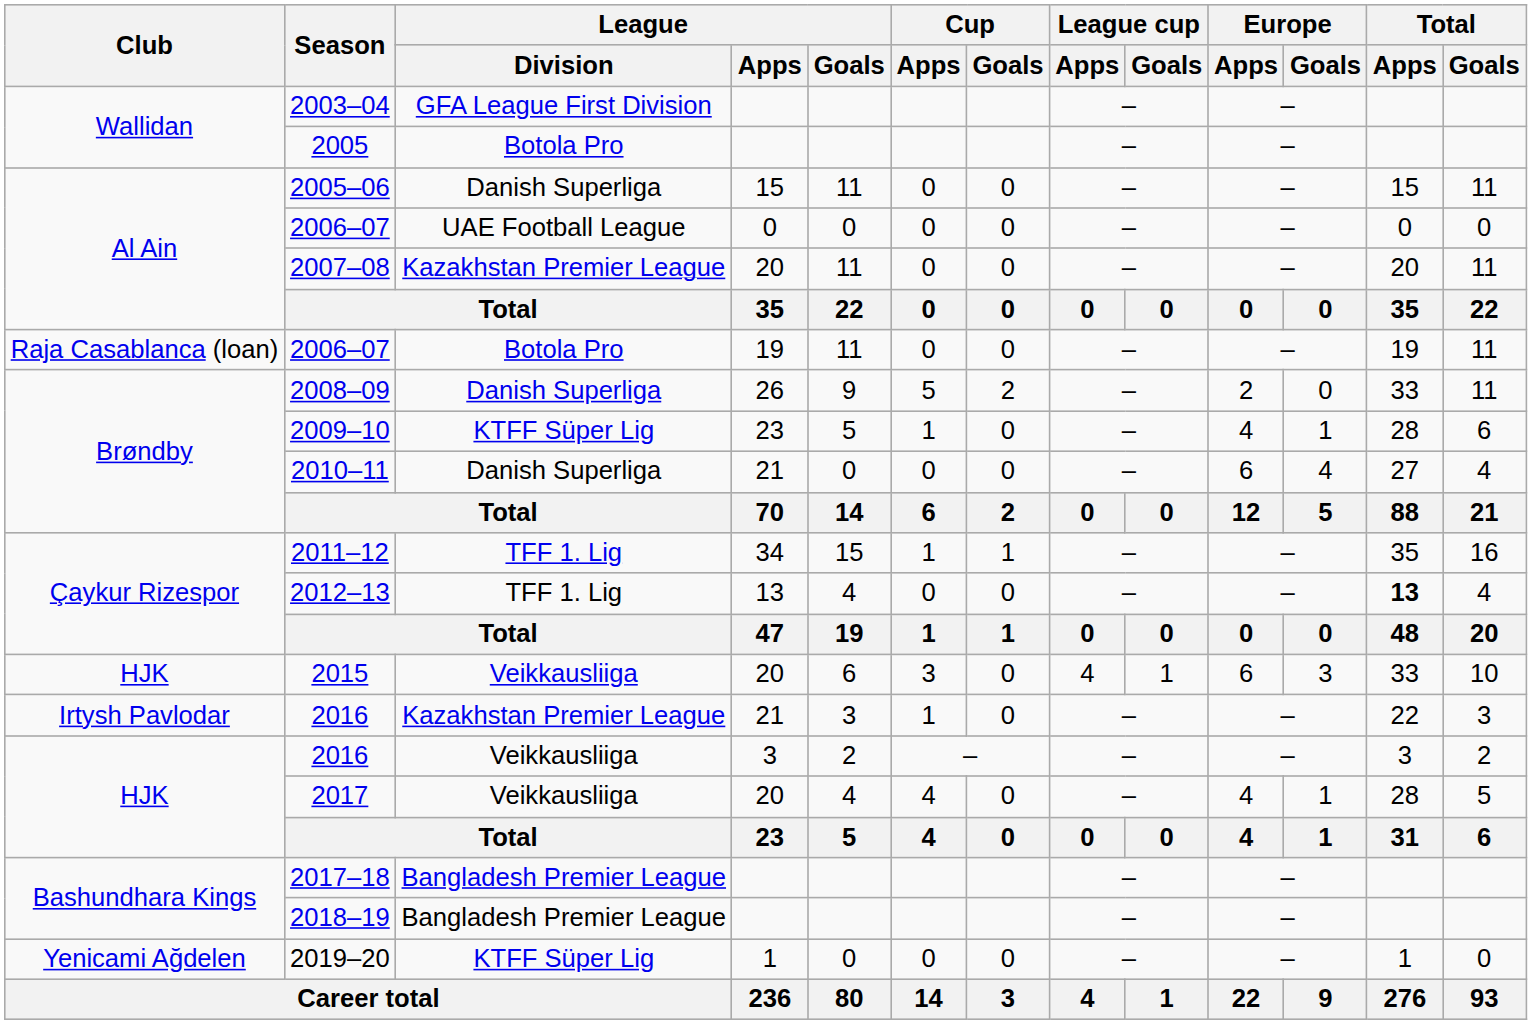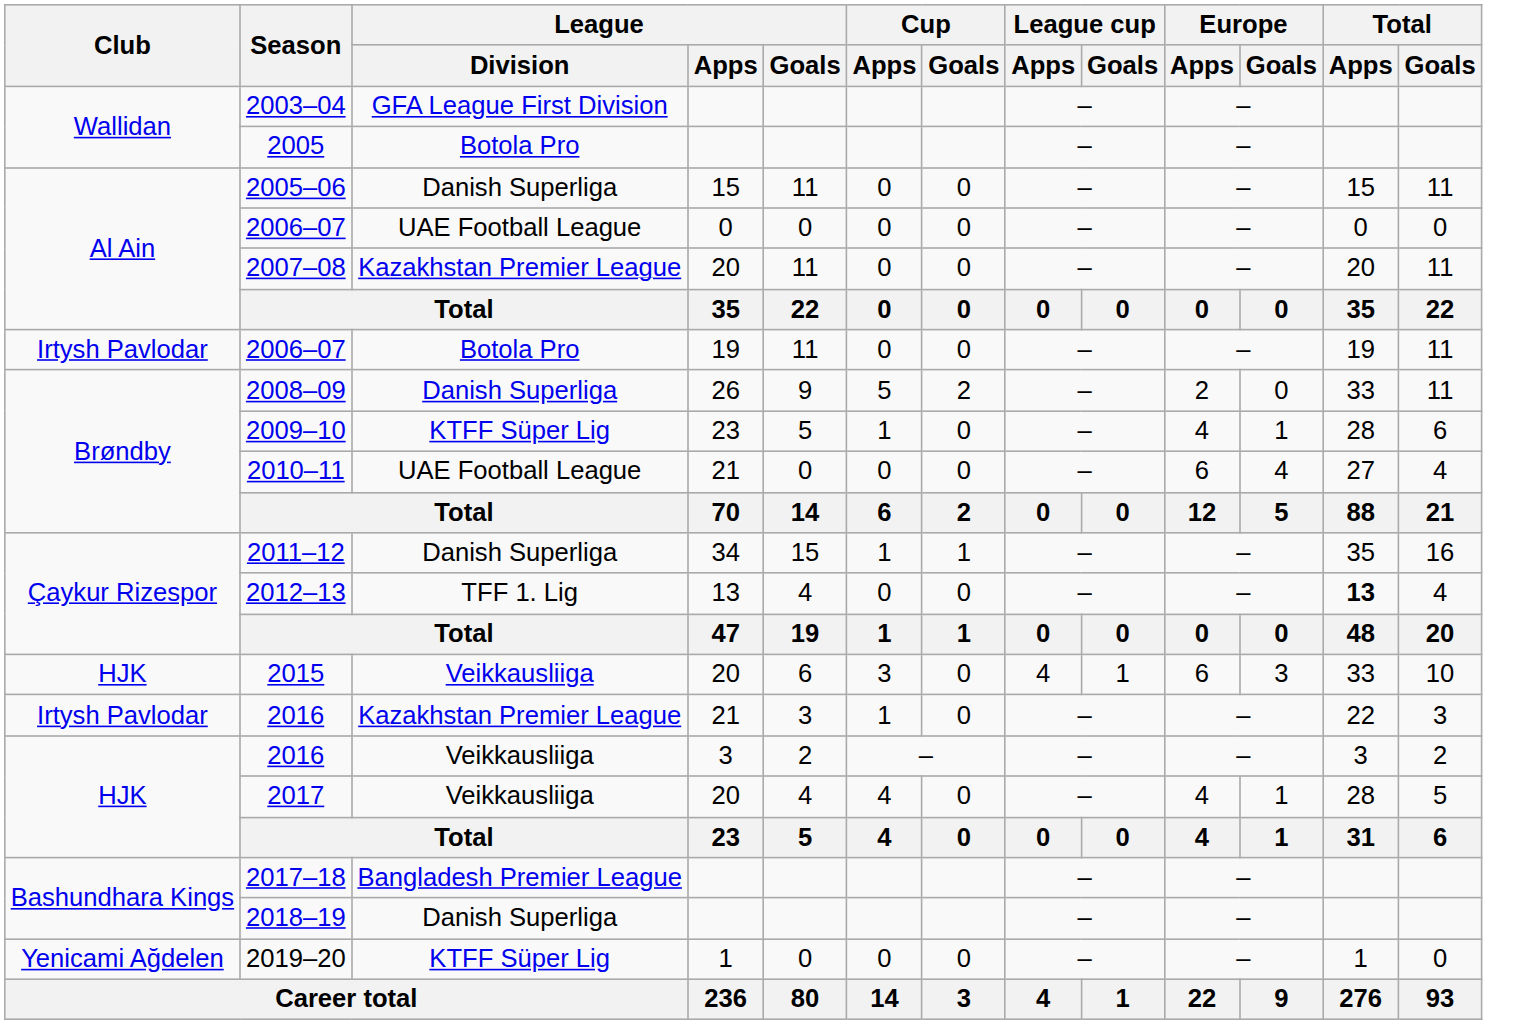(144, 349) Raja Casablanca (loan) -> (122, 349) Irtysh Pavlodar
(564, 471) Danish Superliga -> (520, 471) UAE Football League
(564, 552) TFF 1. Lig -> (520, 552) Danish Superliga
(564, 918) Bangladesh Premier League -> (520, 918) Danish Superliga
